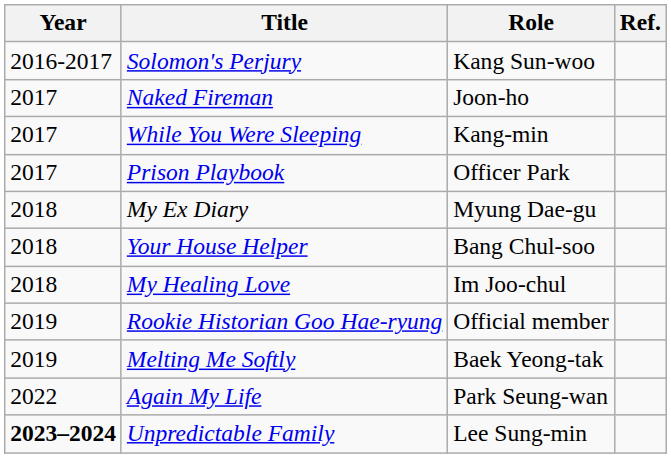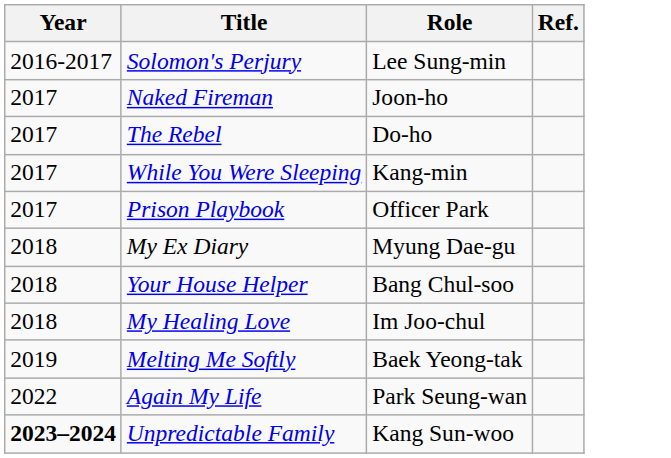(524, 60) Kang Sun-woo -> (439, 60) Lee Sung-min
+ row: (174, 135)
- row: (285, 321)
(520, 433) Lee Sung-min -> (443, 433) Kang Sun-woo
